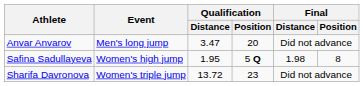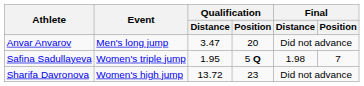(140, 59) Women's high jump -> (141, 59) Women's triple jump
(338, 59) 8 -> (338, 59) 7
(141, 74) Women's triple jump -> (140, 74) Women's high jump
